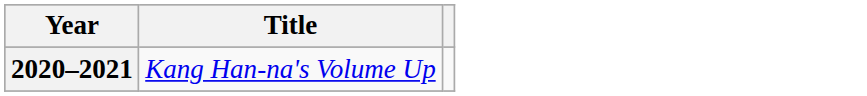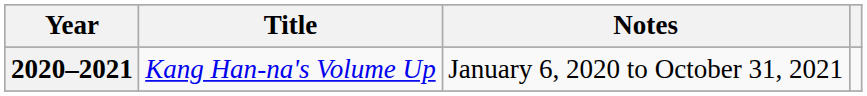+ column: (646, 25)
